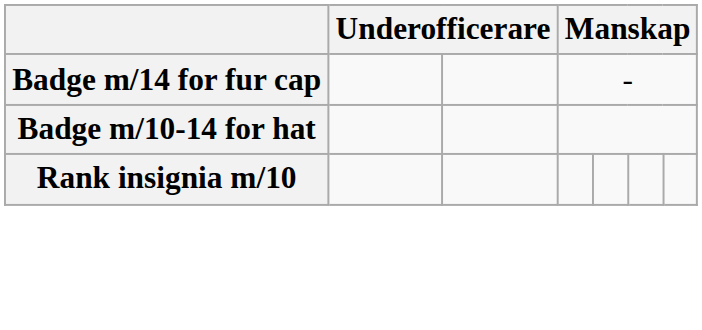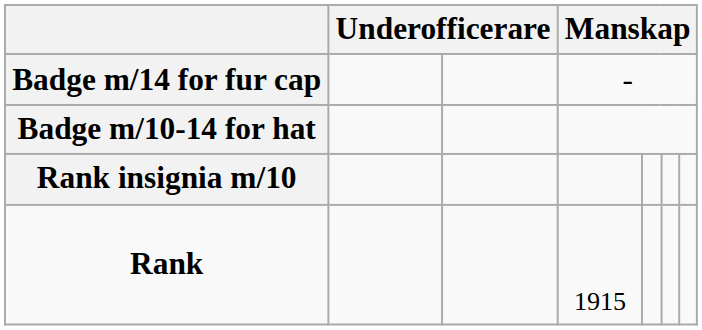+ row: (167, 263)
